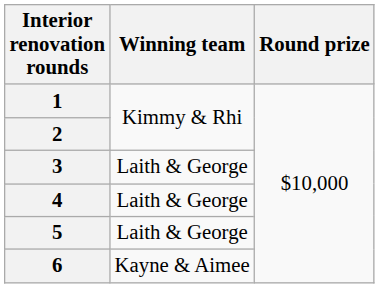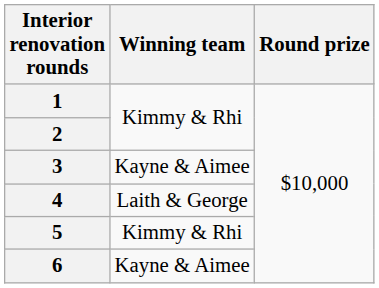(182, 166) Laith & George -> (182, 166) Kayne & Aimee
(182, 232) Laith & George -> (182, 232) Kimmy & Rhi
